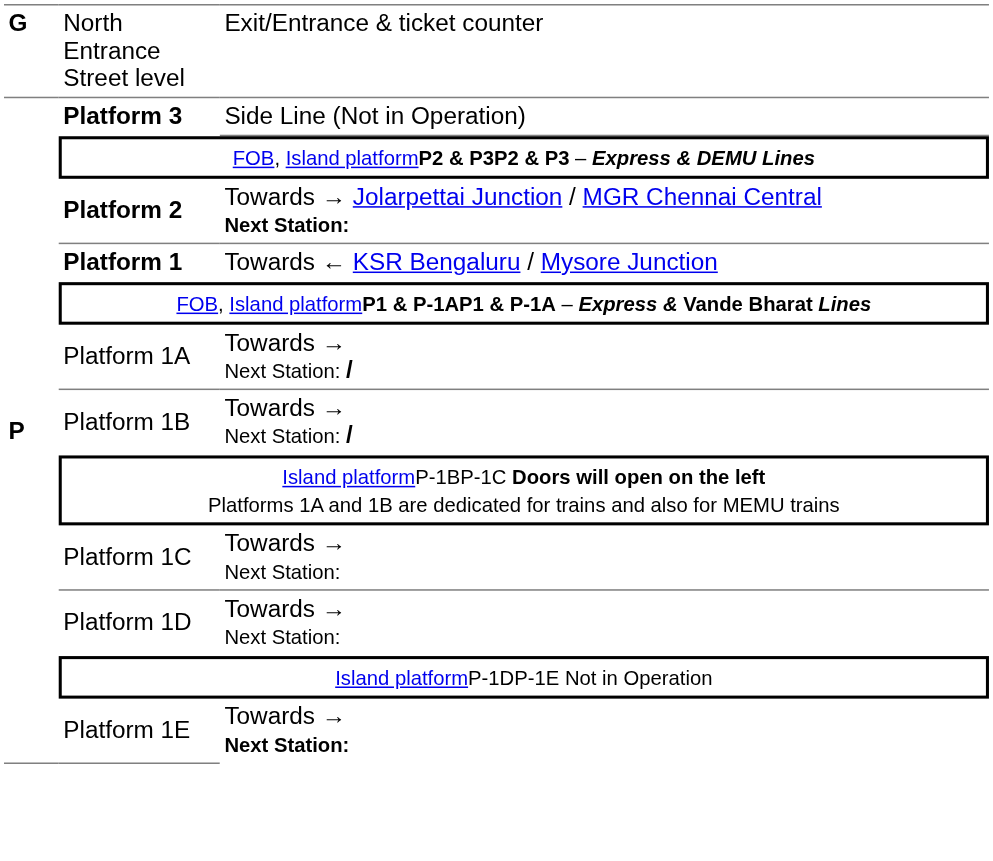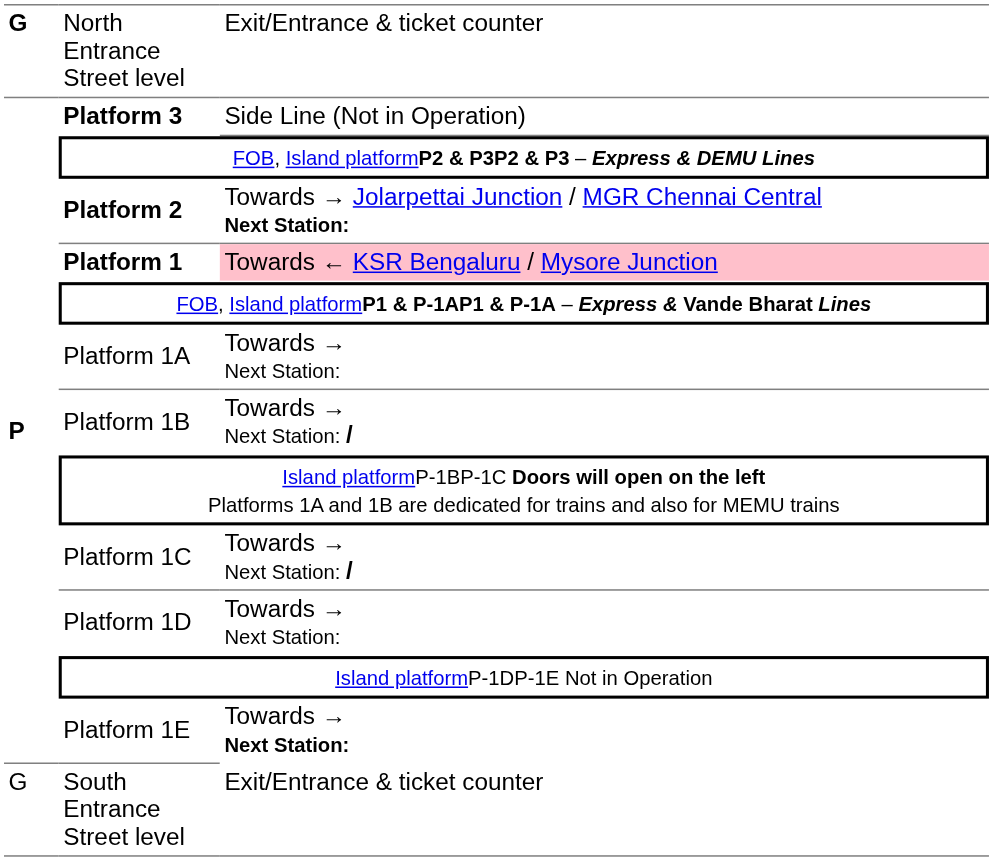(471, 262) no background -> (471, 262) pink background
(289, 356) Towards → Next Station: / -> (285, 356) Towards → Next Station:
(285, 557) Towards → Next Station: -> (289, 557) Towards → Next Station: /
+ row: (124, 809)
